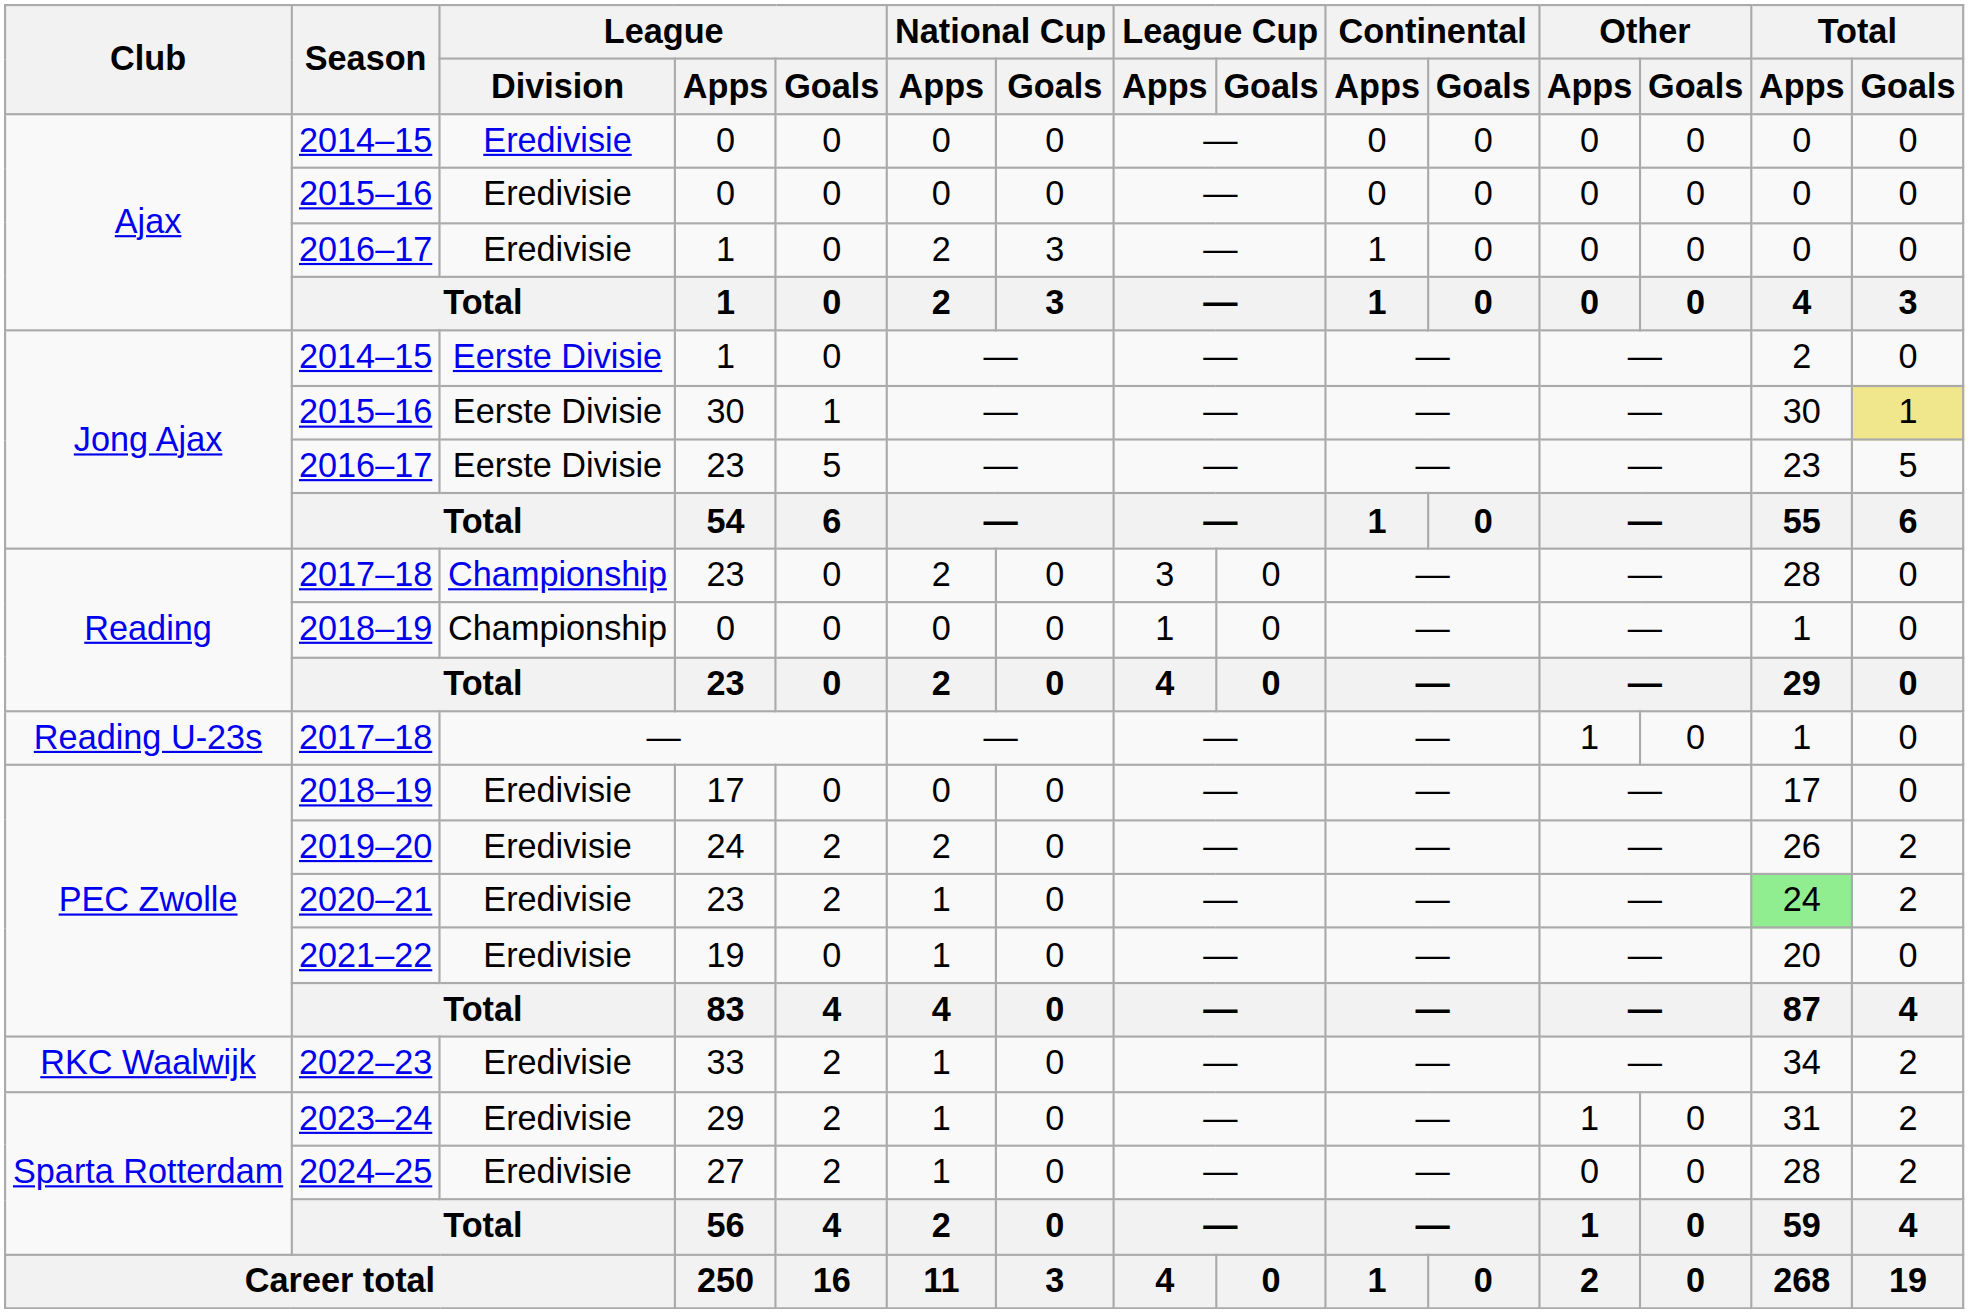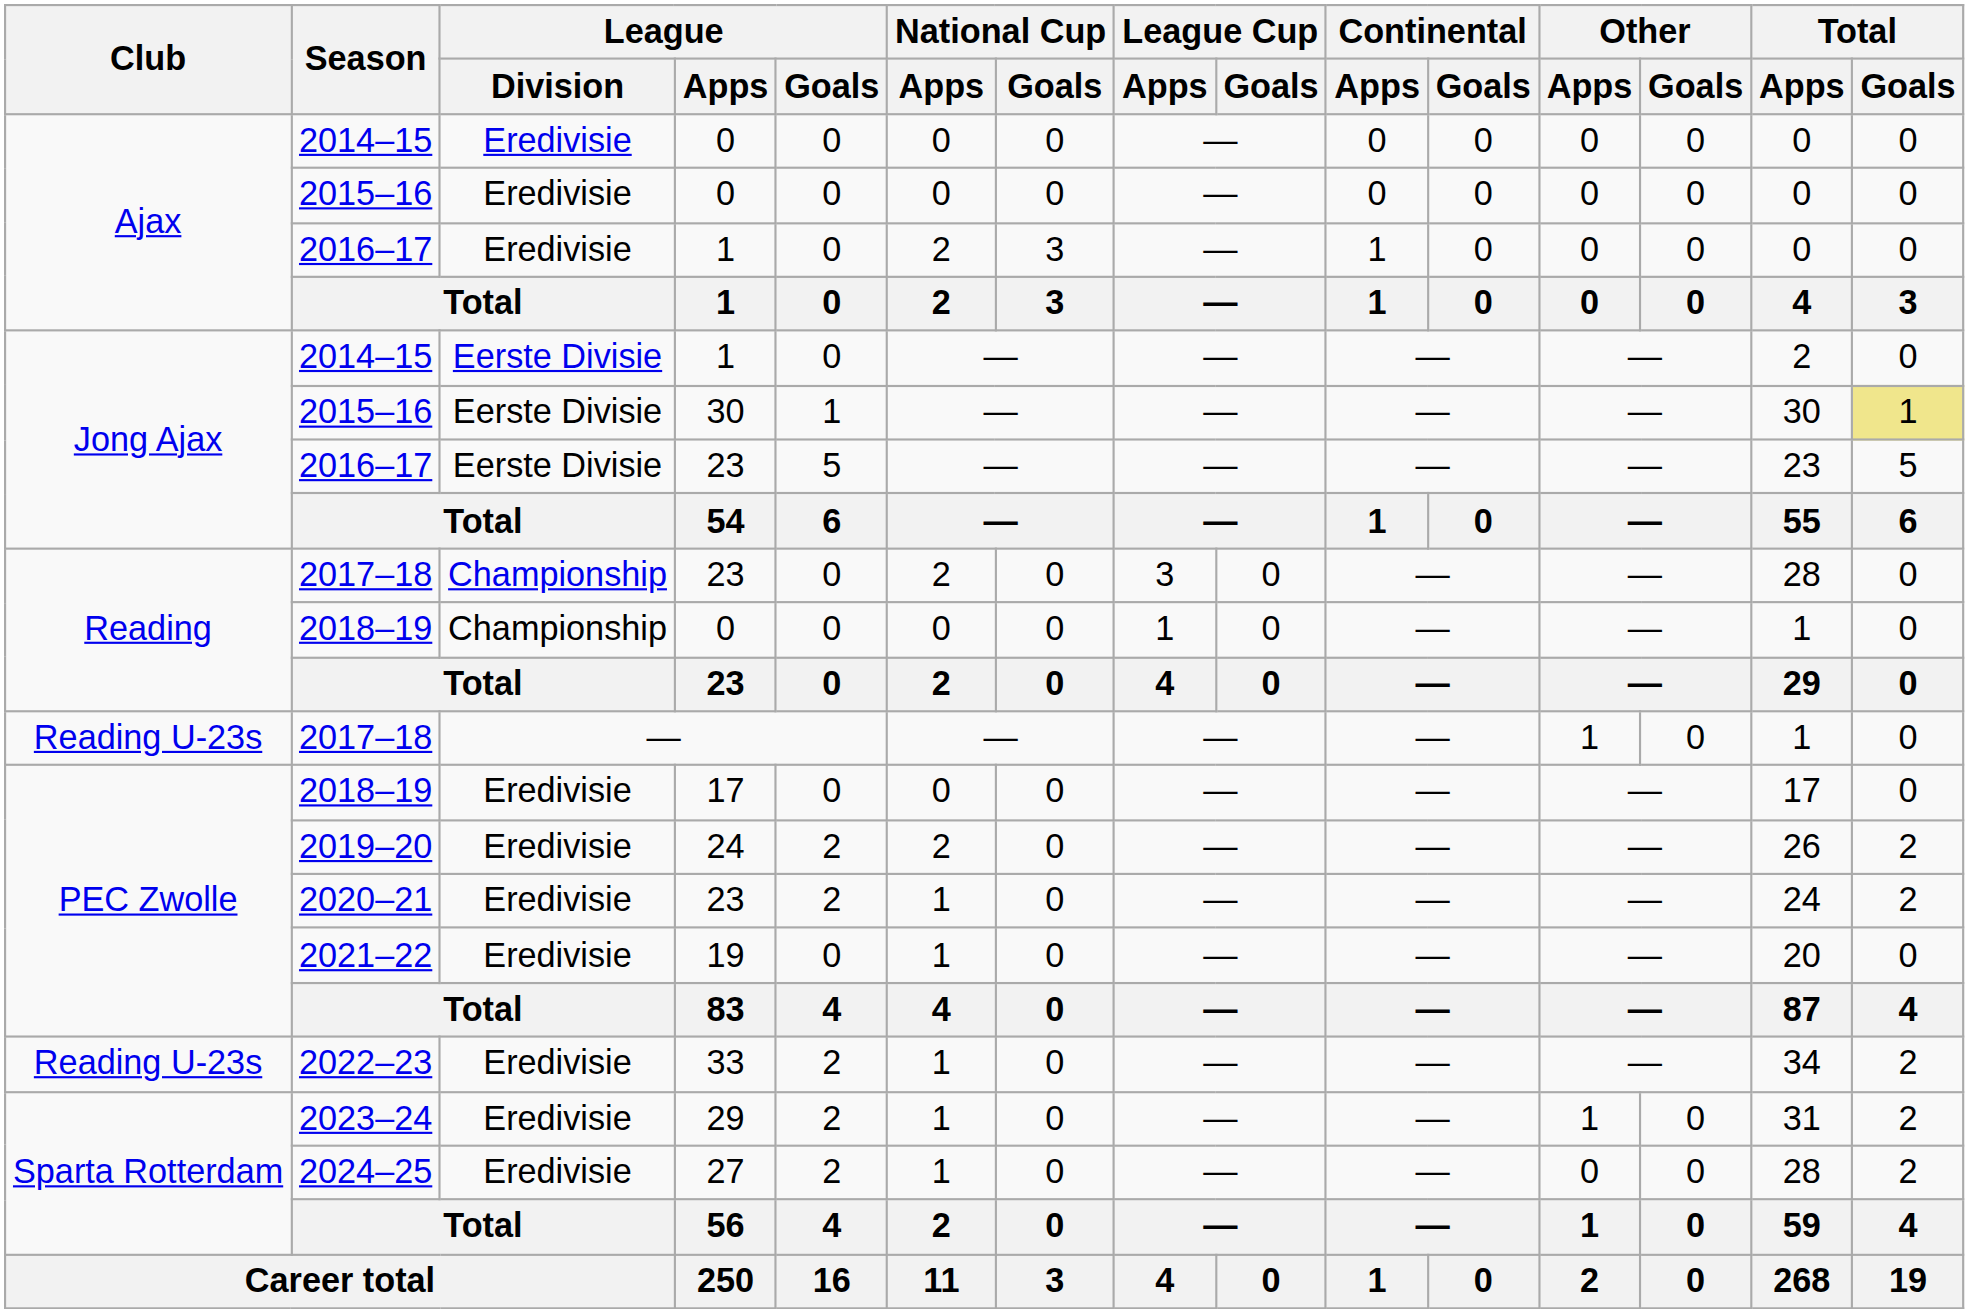(1802, 900) lightgreen background -> (1802, 900) no background
(148, 1063) RKC Waalwijk -> (148, 1063) Reading U-23s
